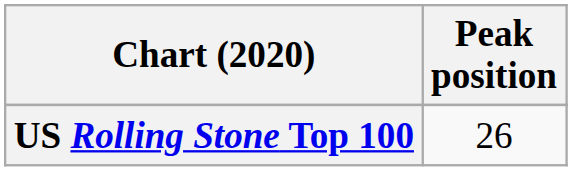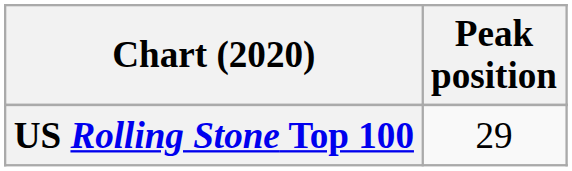(494, 134) 26 -> (494, 134) 29
